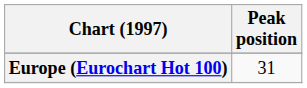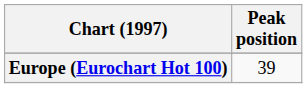(267, 67) 31 -> (267, 67) 39
